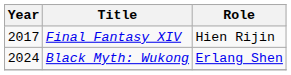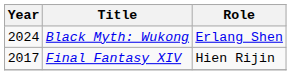rows swapped: (113, 37) <-> (117, 59)
